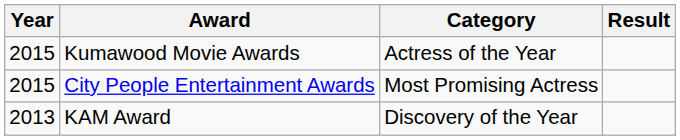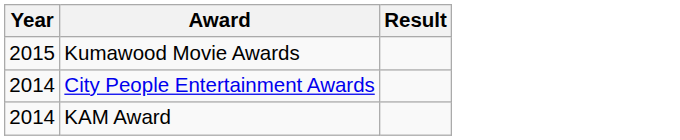- column: (491, 20)
(32, 85) 2015 -> (32, 85) 2014
(32, 118) 2013 -> (32, 118) 2014
